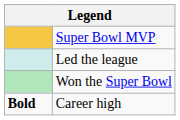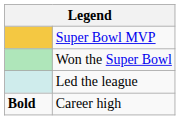rows swapped: (114, 81) <-> (97, 59)
